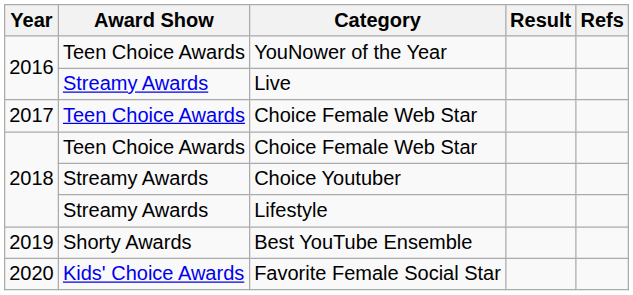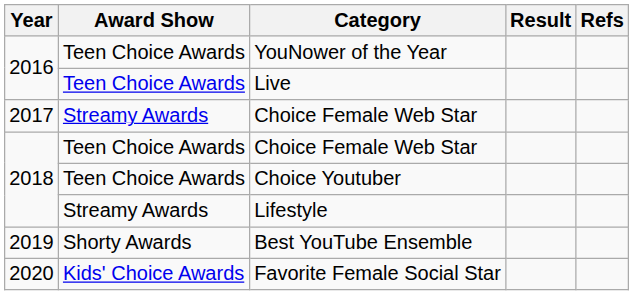(136, 83) Streamy Awards -> (154, 83) Teen Choice Awards
(154, 115) Teen Choice Awards -> (136, 115) Streamy Awards
(136, 178) Streamy Awards -> (154, 178) Teen Choice Awards
